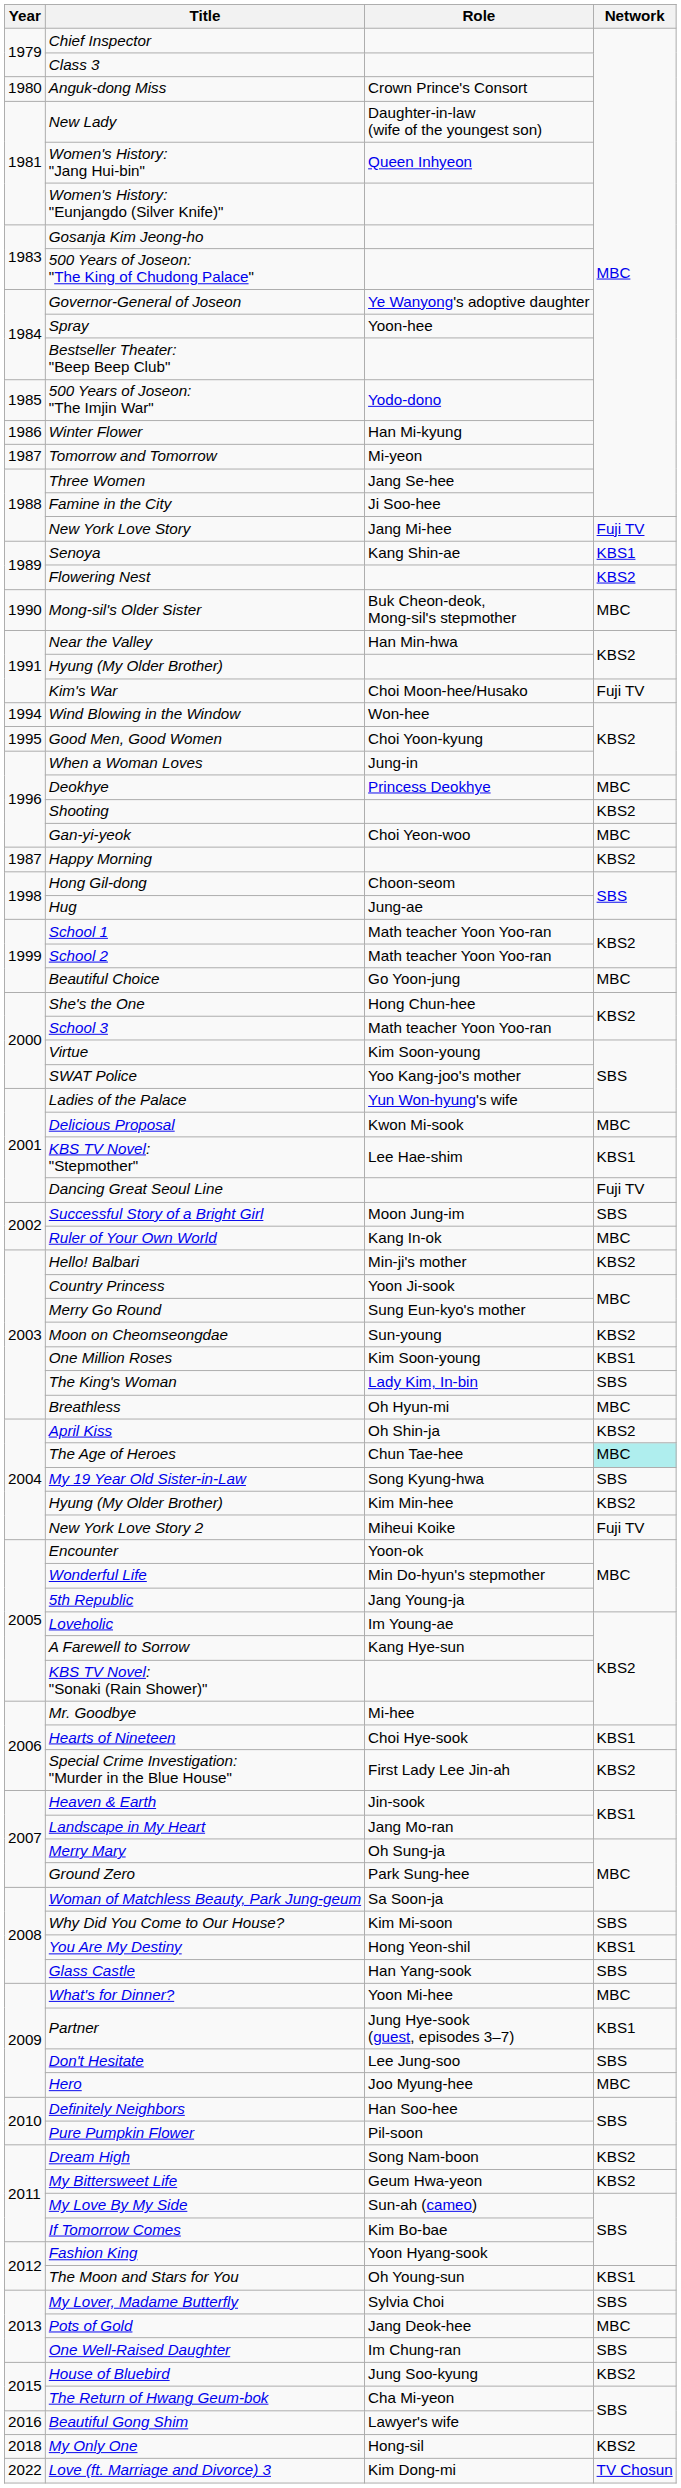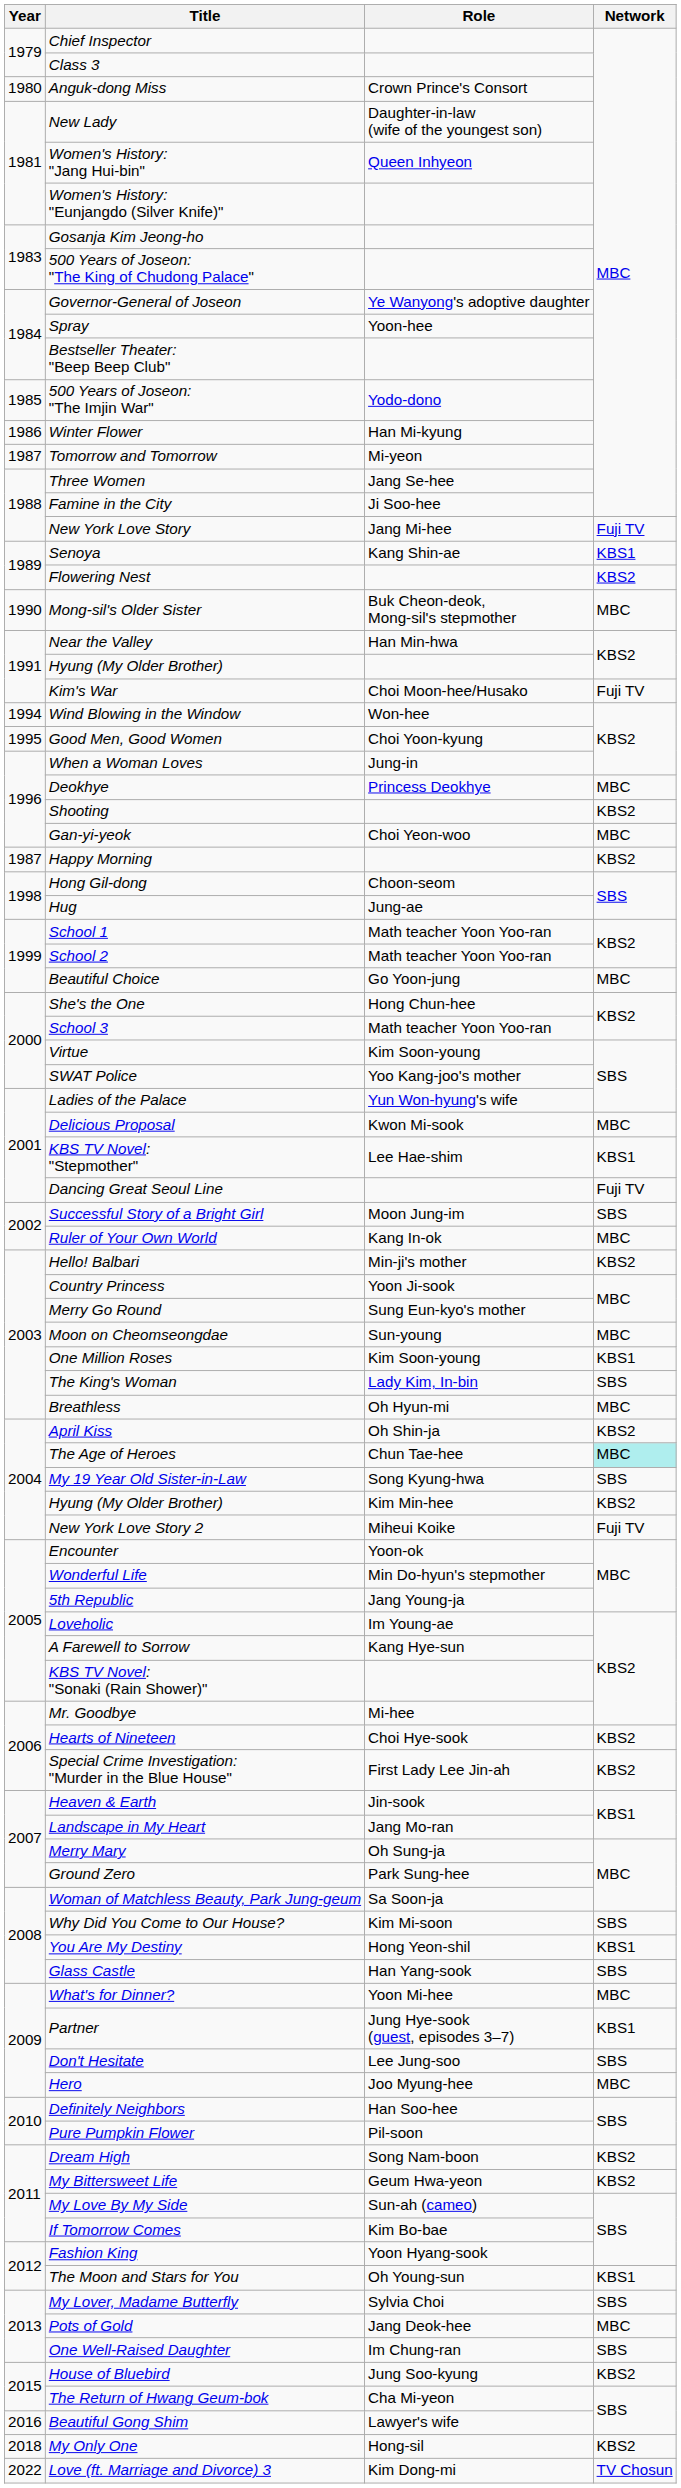(616, 1334) KBS2 -> (613, 1334) MBC
(616, 1737) KBS1 -> (616, 1737) KBS2
